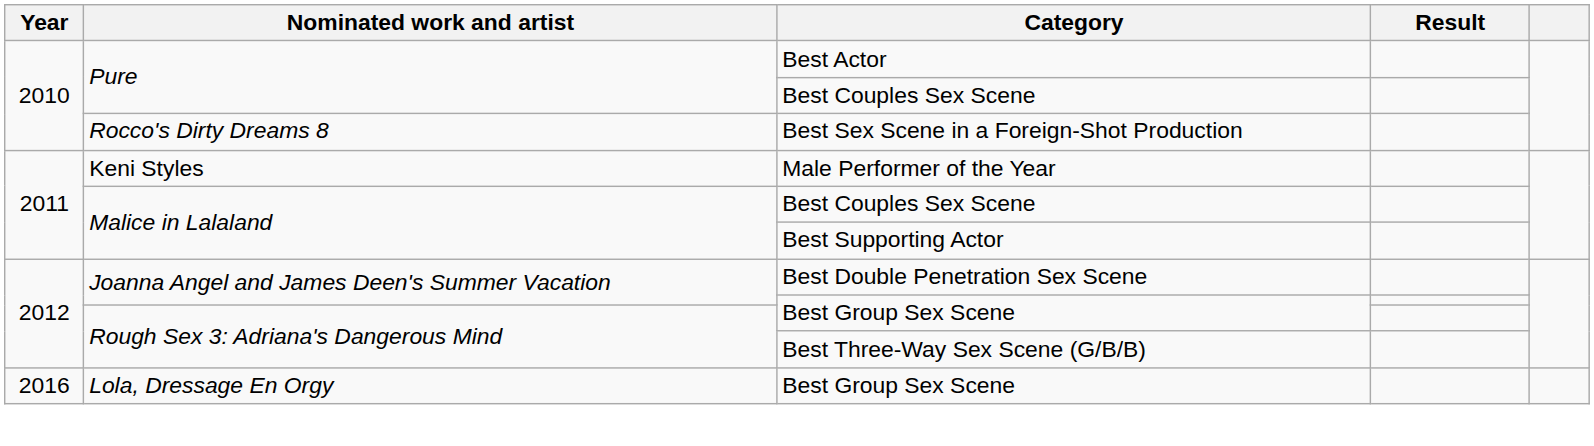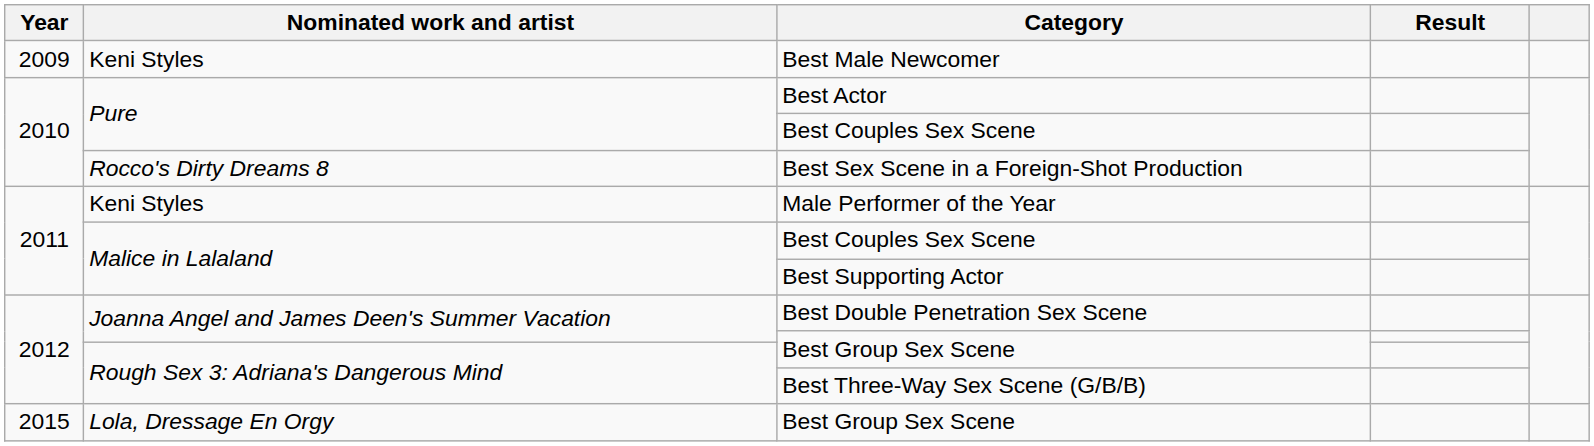+ row: (146, 58)
(44, 385) 2016 -> (44, 421) 2015
